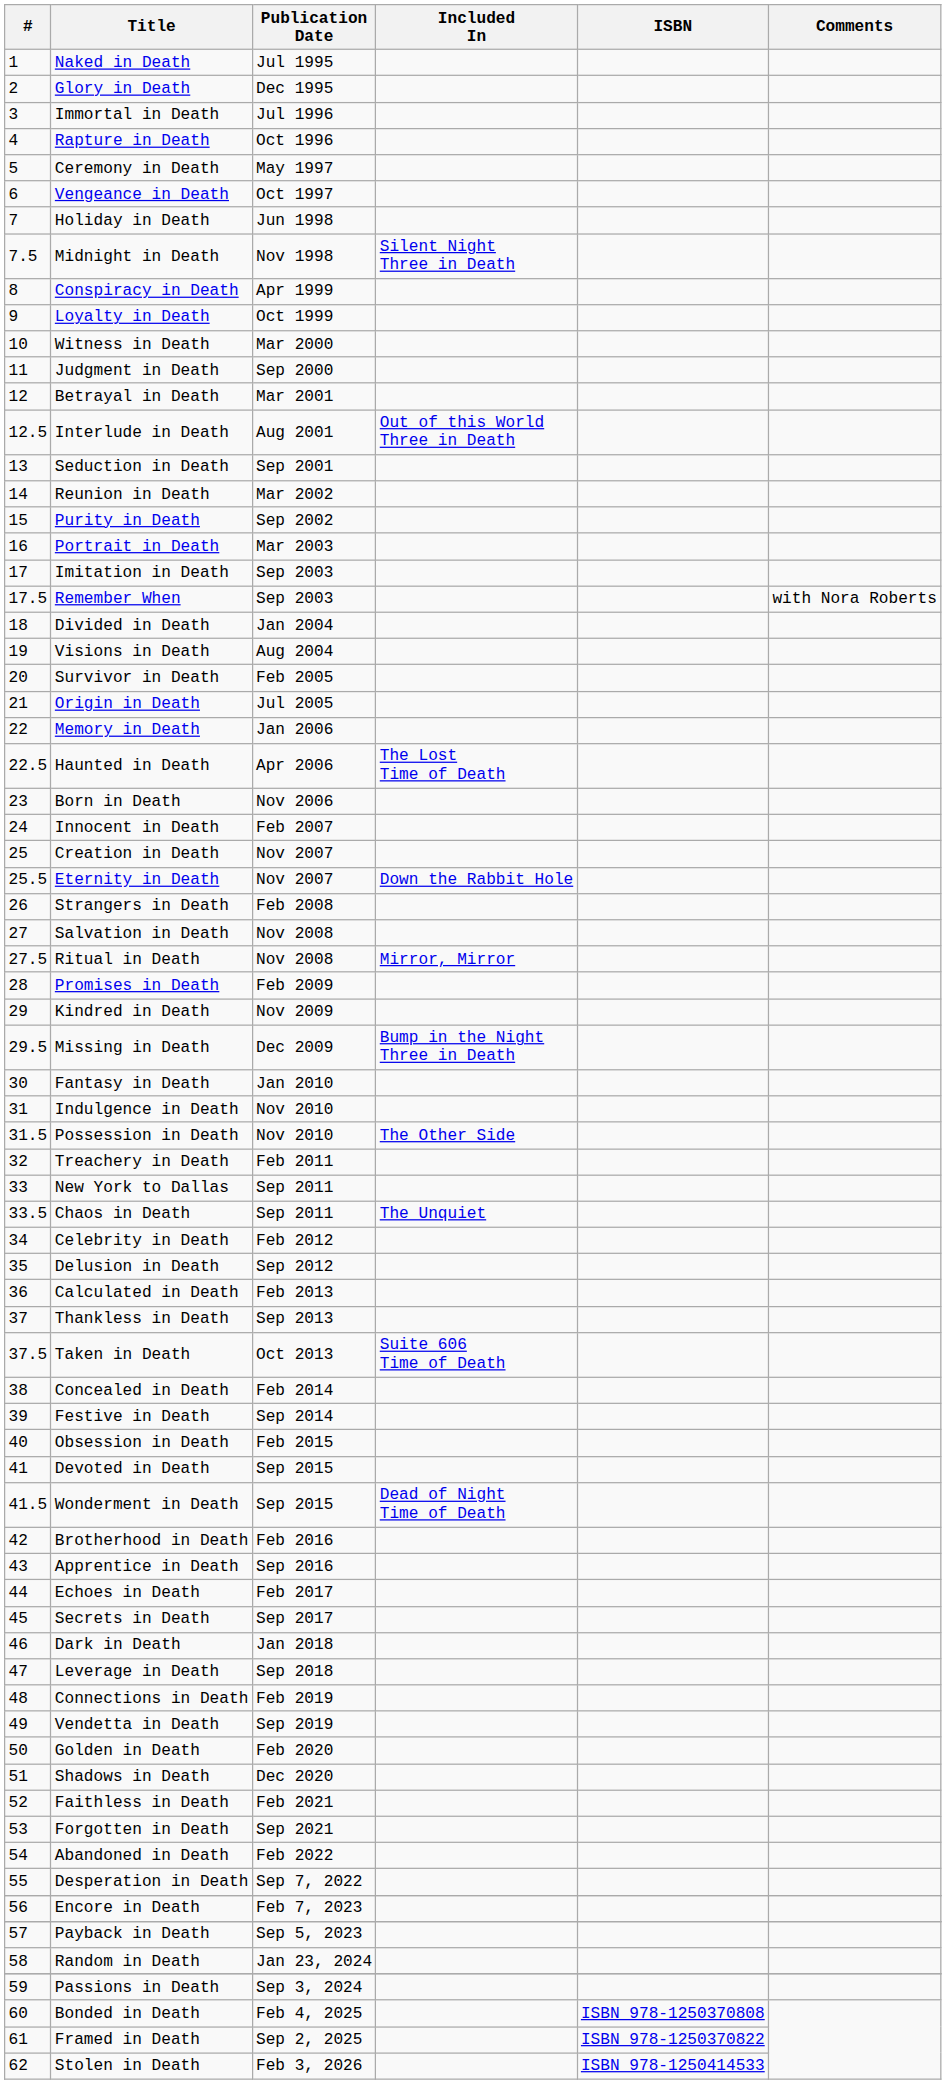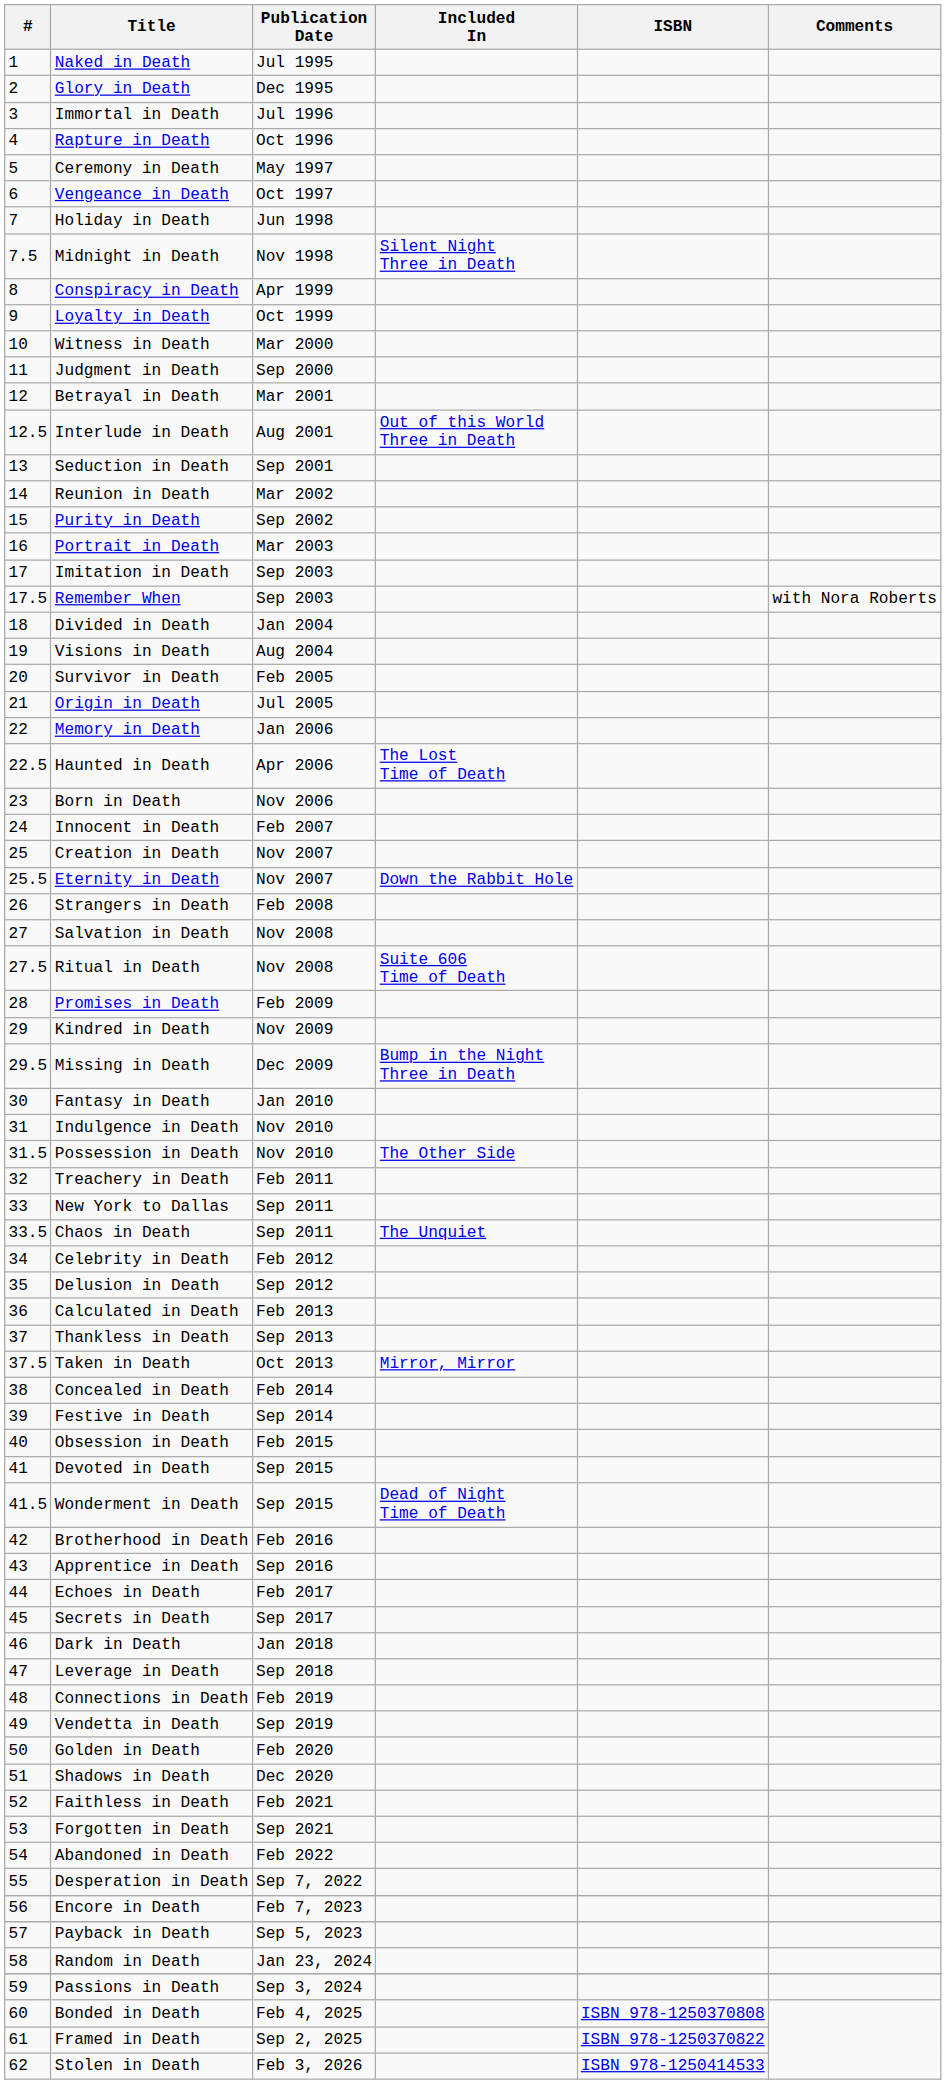(447, 959) Mirror, Mirror -> (443, 968) Suite 606 Time of Death
(443, 1355) Suite 606 Time of Death -> (447, 1364) Mirror, Mirror
